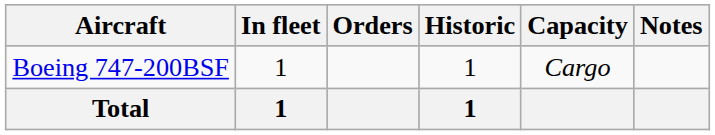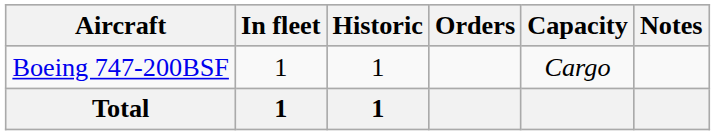columns swapped: (373, 25) <-> (470, 25)
